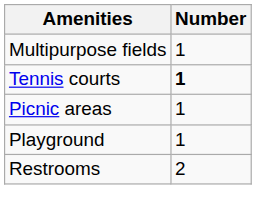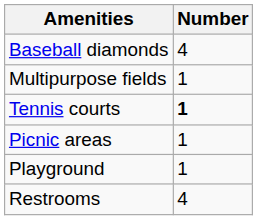+ row: (89, 49)
(180, 169) 2 -> (182, 199) 4
